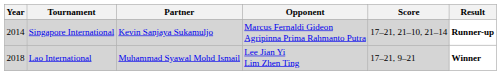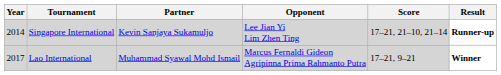(305, 32) Marcus Fernaldi Gideon Agripinna Prima Rahmanto Putra -> (272, 32) Lee Jian Yi Lim Zhen Ting
(16, 58) 2018 -> (16, 58) 2017
(272, 58) Lee Jian Yi Lim Zhen Ting -> (305, 58) Marcus Fernaldi Gideon Agripinna Prima Rahmanto Putra
